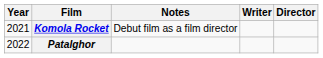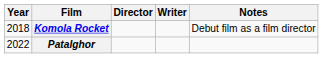columns swapped: (296, 12) <-> (175, 12)
(18, 28) 2021 -> (18, 28) 2018
